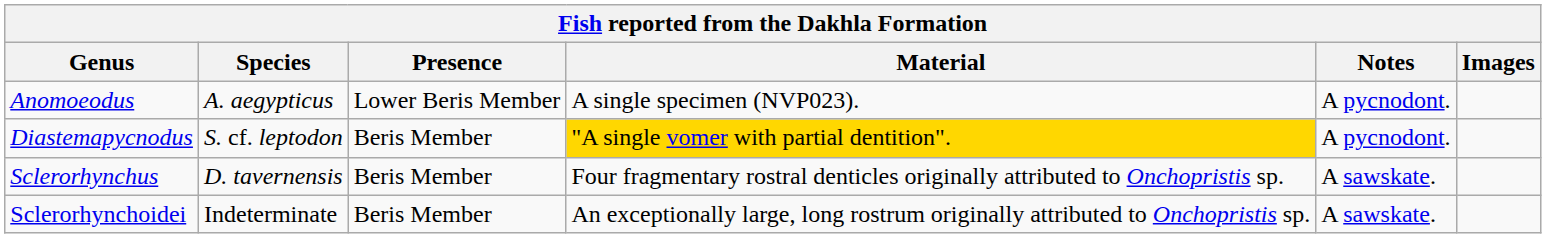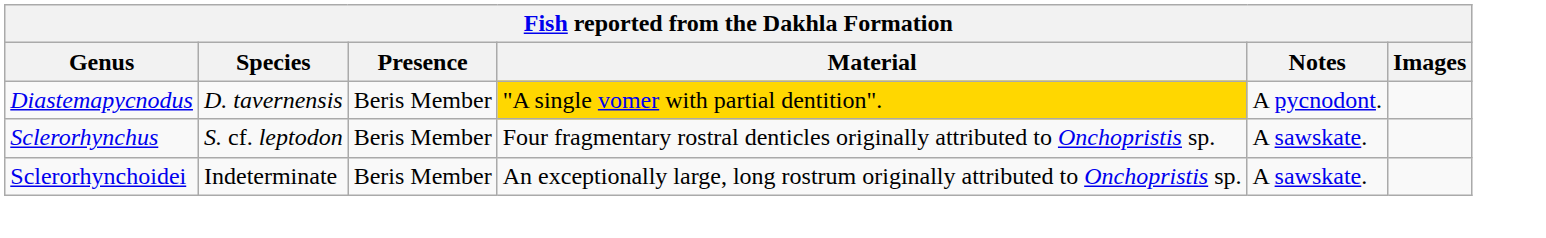- row: (72, 99)
(273, 137) S. cf. leptodon -> (273, 99) D. tavernensis
(273, 175) D. tavernensis -> (273, 137) S. cf. leptodon
